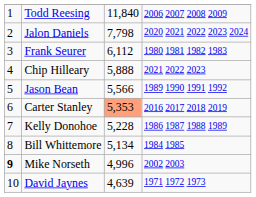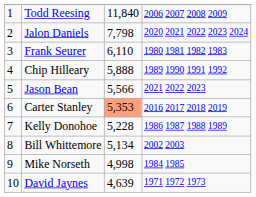(120, 51) 6,112 -> (120, 51) 6,110
(175, 70) 2021 2022 2023 -> (185, 70) 1989 1990 1991 1992
(185, 88) 1989 1990 1991 1992 -> (175, 88) 2021 2022 2023
(164, 145) 1984 1985 -> (164, 145) 2002 2003
(10, 164) bold -> (10, 164) normal
(120, 164) 4,996 -> (120, 164) 4,998
(164, 164) 2002 2003 -> (164, 164) 1984 1985
